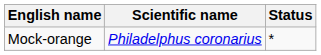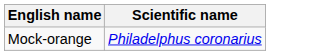- column: (290, 15)
